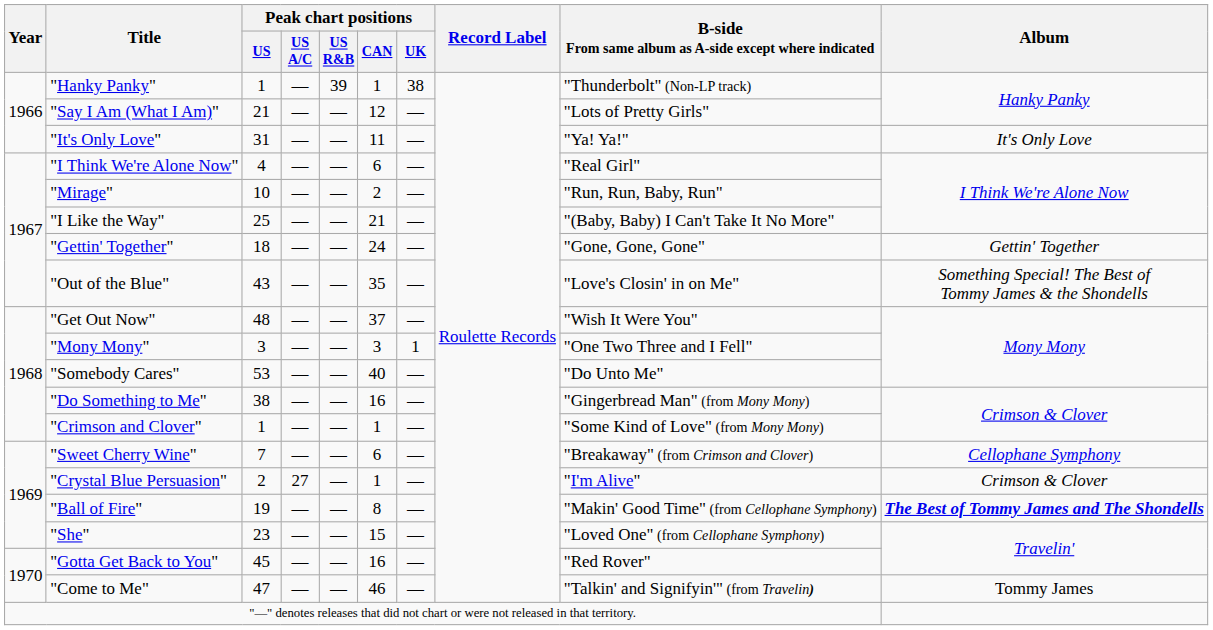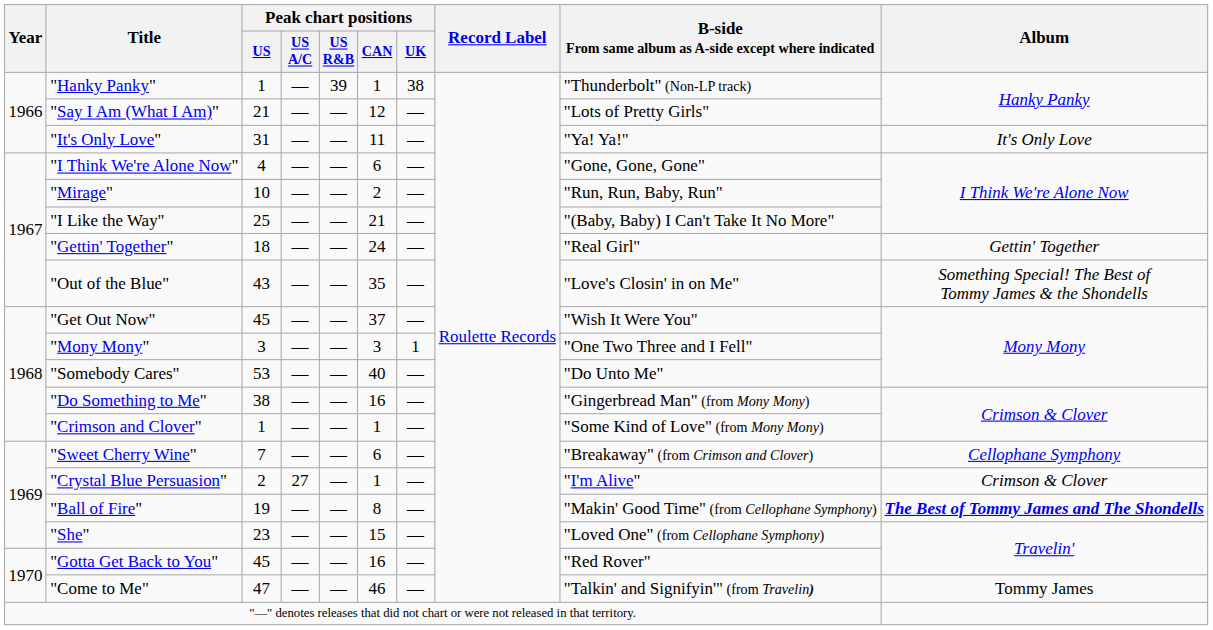(602, 166) "Real Girl" -> (634, 166) "Gone, Gone, Gone"
(634, 246) "Gone, Gone, Gone" -> (602, 246) "Real Girl"
(262, 319) 48 -> (262, 319) 45
